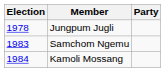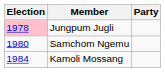(18, 28) no background -> (18, 28) pink background
(18, 43) 1983 -> (18, 43) 1980
